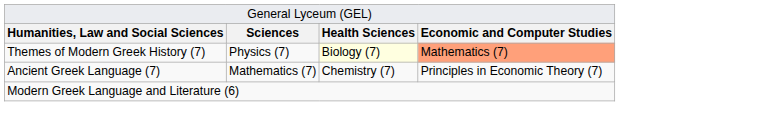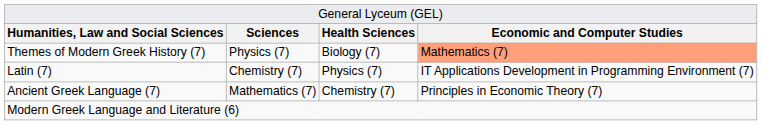(351, 52) lightyellow background -> (351, 52) no background
+ row: (29, 71)
